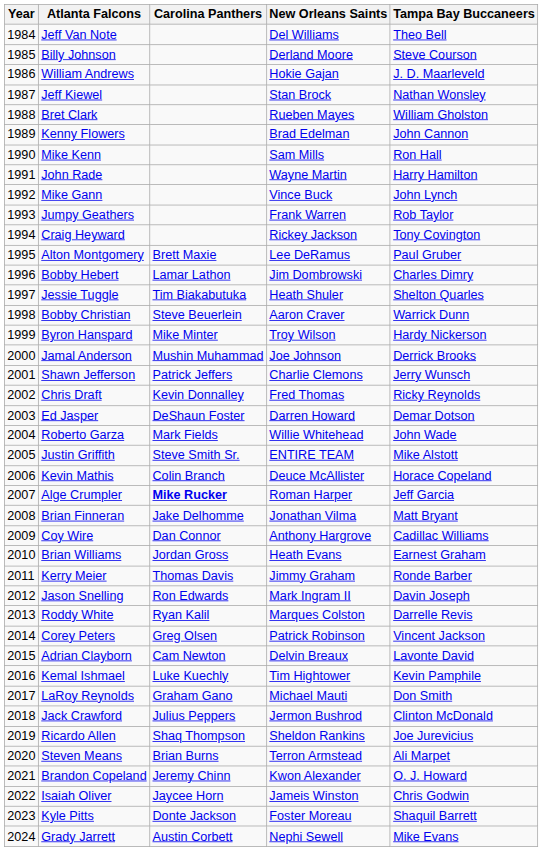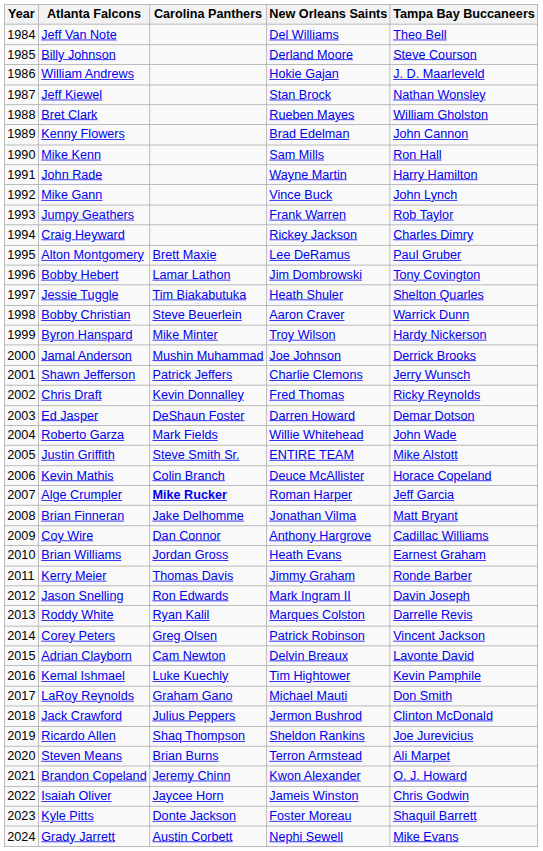(437, 235) Tony Covington -> (433, 235) Charles Dimry
(433, 275) Charles Dimry -> (437, 275) Tony Covington
